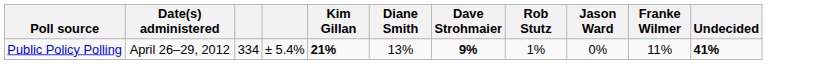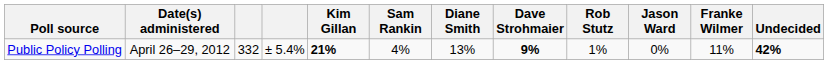+ column: (401, 21)
(248, 49) 334 -> (248, 49) 332
(706, 49) 41% -> (768, 49) 42%
